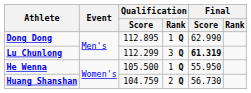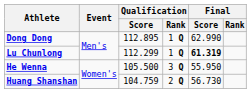(176, 53) 3 Q -> (176, 53) 1 Q
(176, 67) 1 Q -> (176, 67) 3 Q
